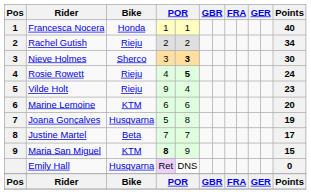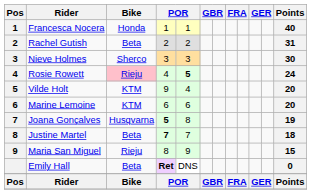(132, 43) Rieju -> (132, 43) Beta
(290, 43) 34 -> (290, 43) 31
(187, 58) bold -> (188, 58) normal
(132, 73) no background -> (132, 73) pink background
(132, 89) Rieju -> (132, 89) KTM
(290, 89) 23 -> (290, 89) 20
(166, 120) normal -> (166, 120) bold
(166, 135) normal -> (166, 135) bold
(290, 135) 17 -> (290, 135) 18
(132, 150) KTM -> (132, 150) Rieju
(166, 150) bold -> (166, 150) normal
(132, 166) Husqvarna -> (132, 166) Beta
(166, 166) normal -> (166, 166) bold
